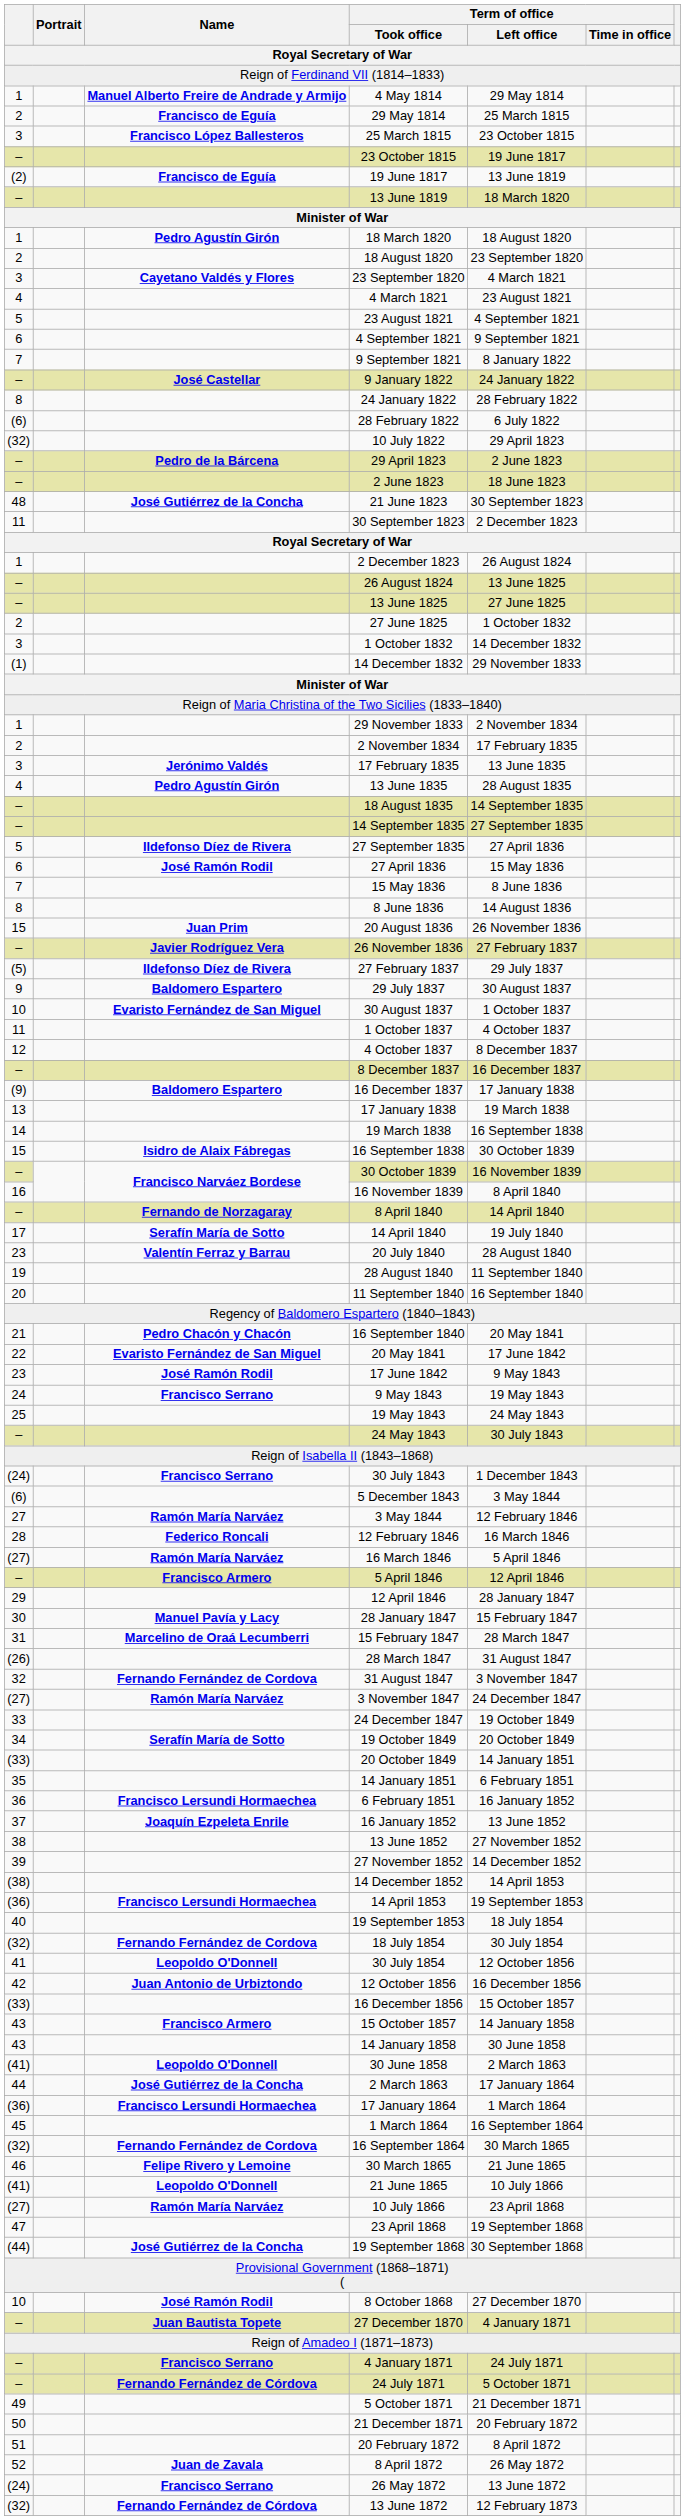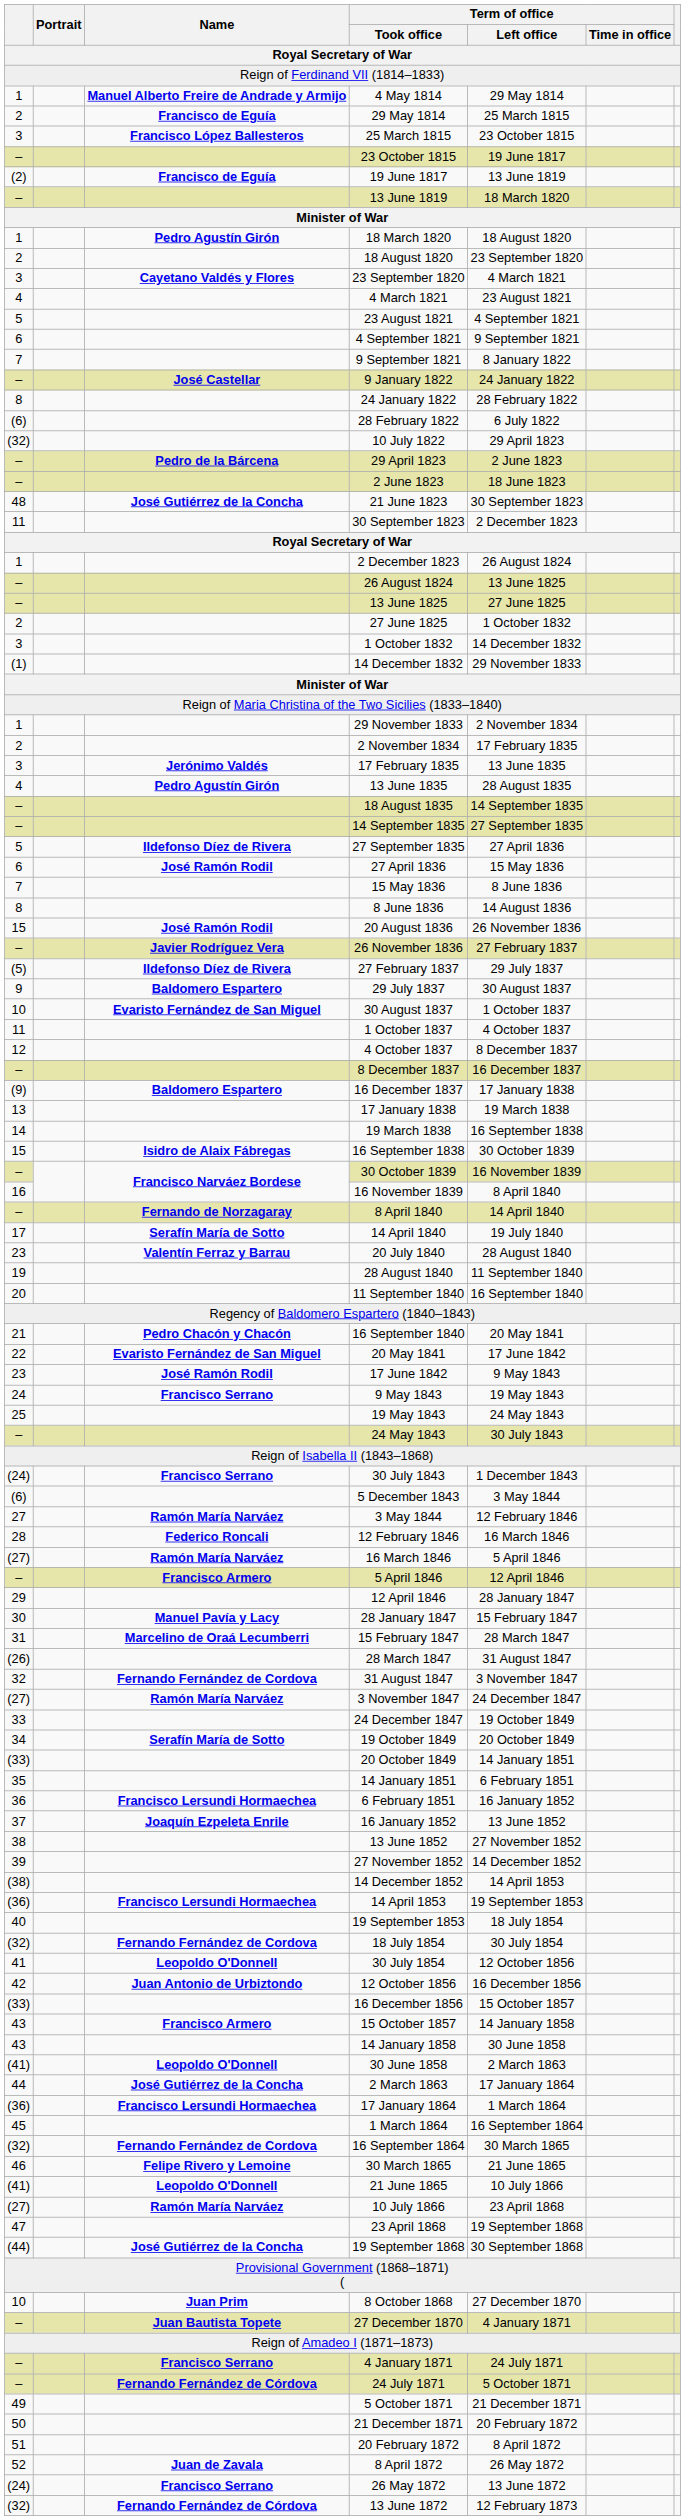(217, 928) Juan Prim -> (217, 928) José Ramón Rodil
(217, 2302) José Ramón Rodil -> (217, 2302) Juan Prim
